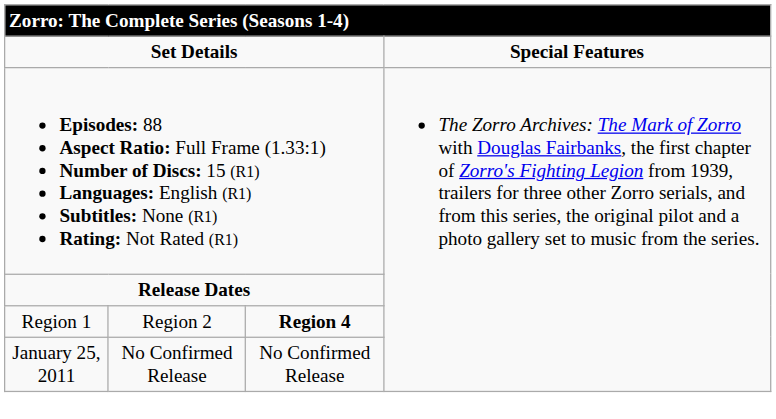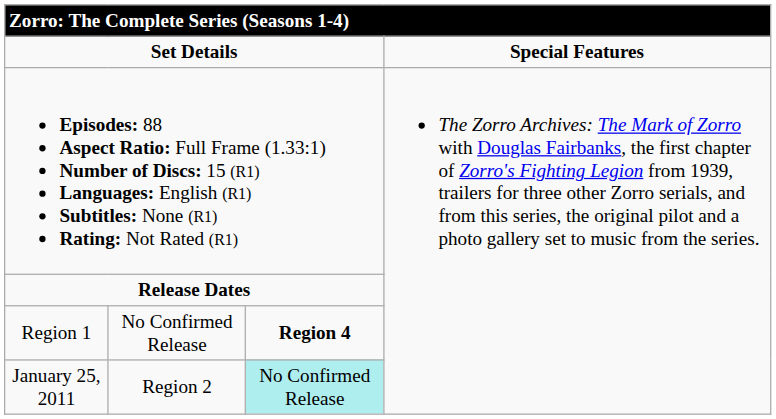(177, 321) Region 2 -> (177, 332) No Confirmed Release
(177, 364) No Confirmed Release -> (177, 386) Region 2
(315, 364) no background -> (315, 386) paleturquoise background
